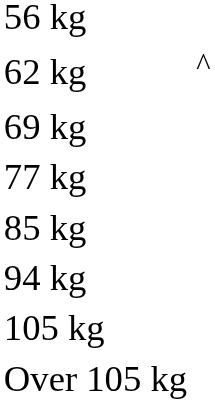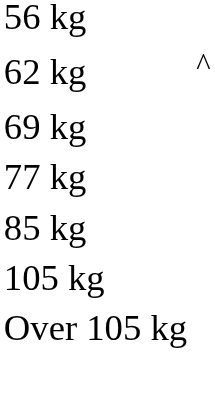- row: (45, 278)
